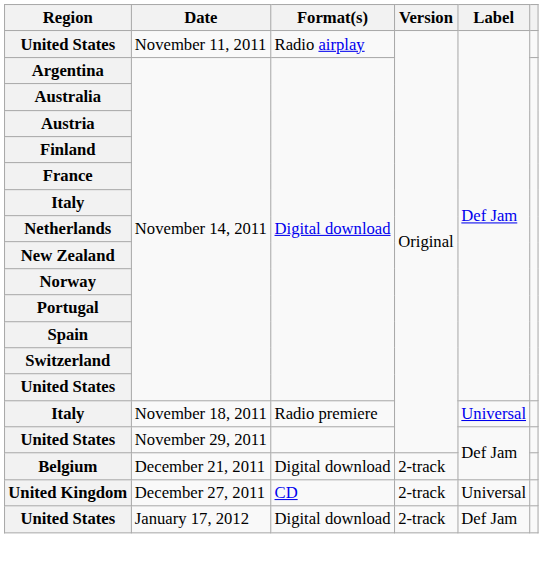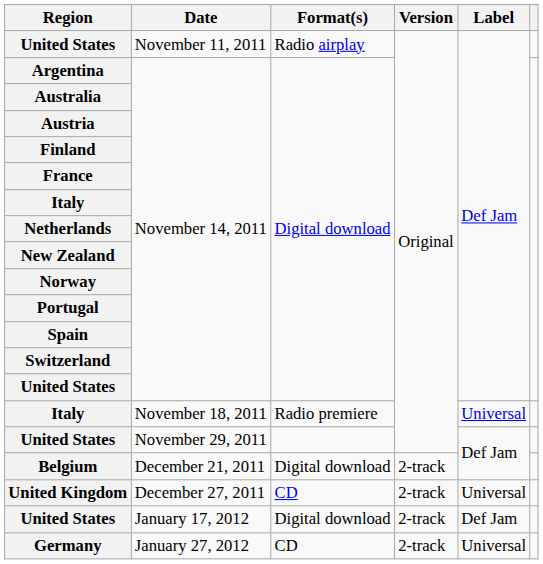+ row: (68, 545)
